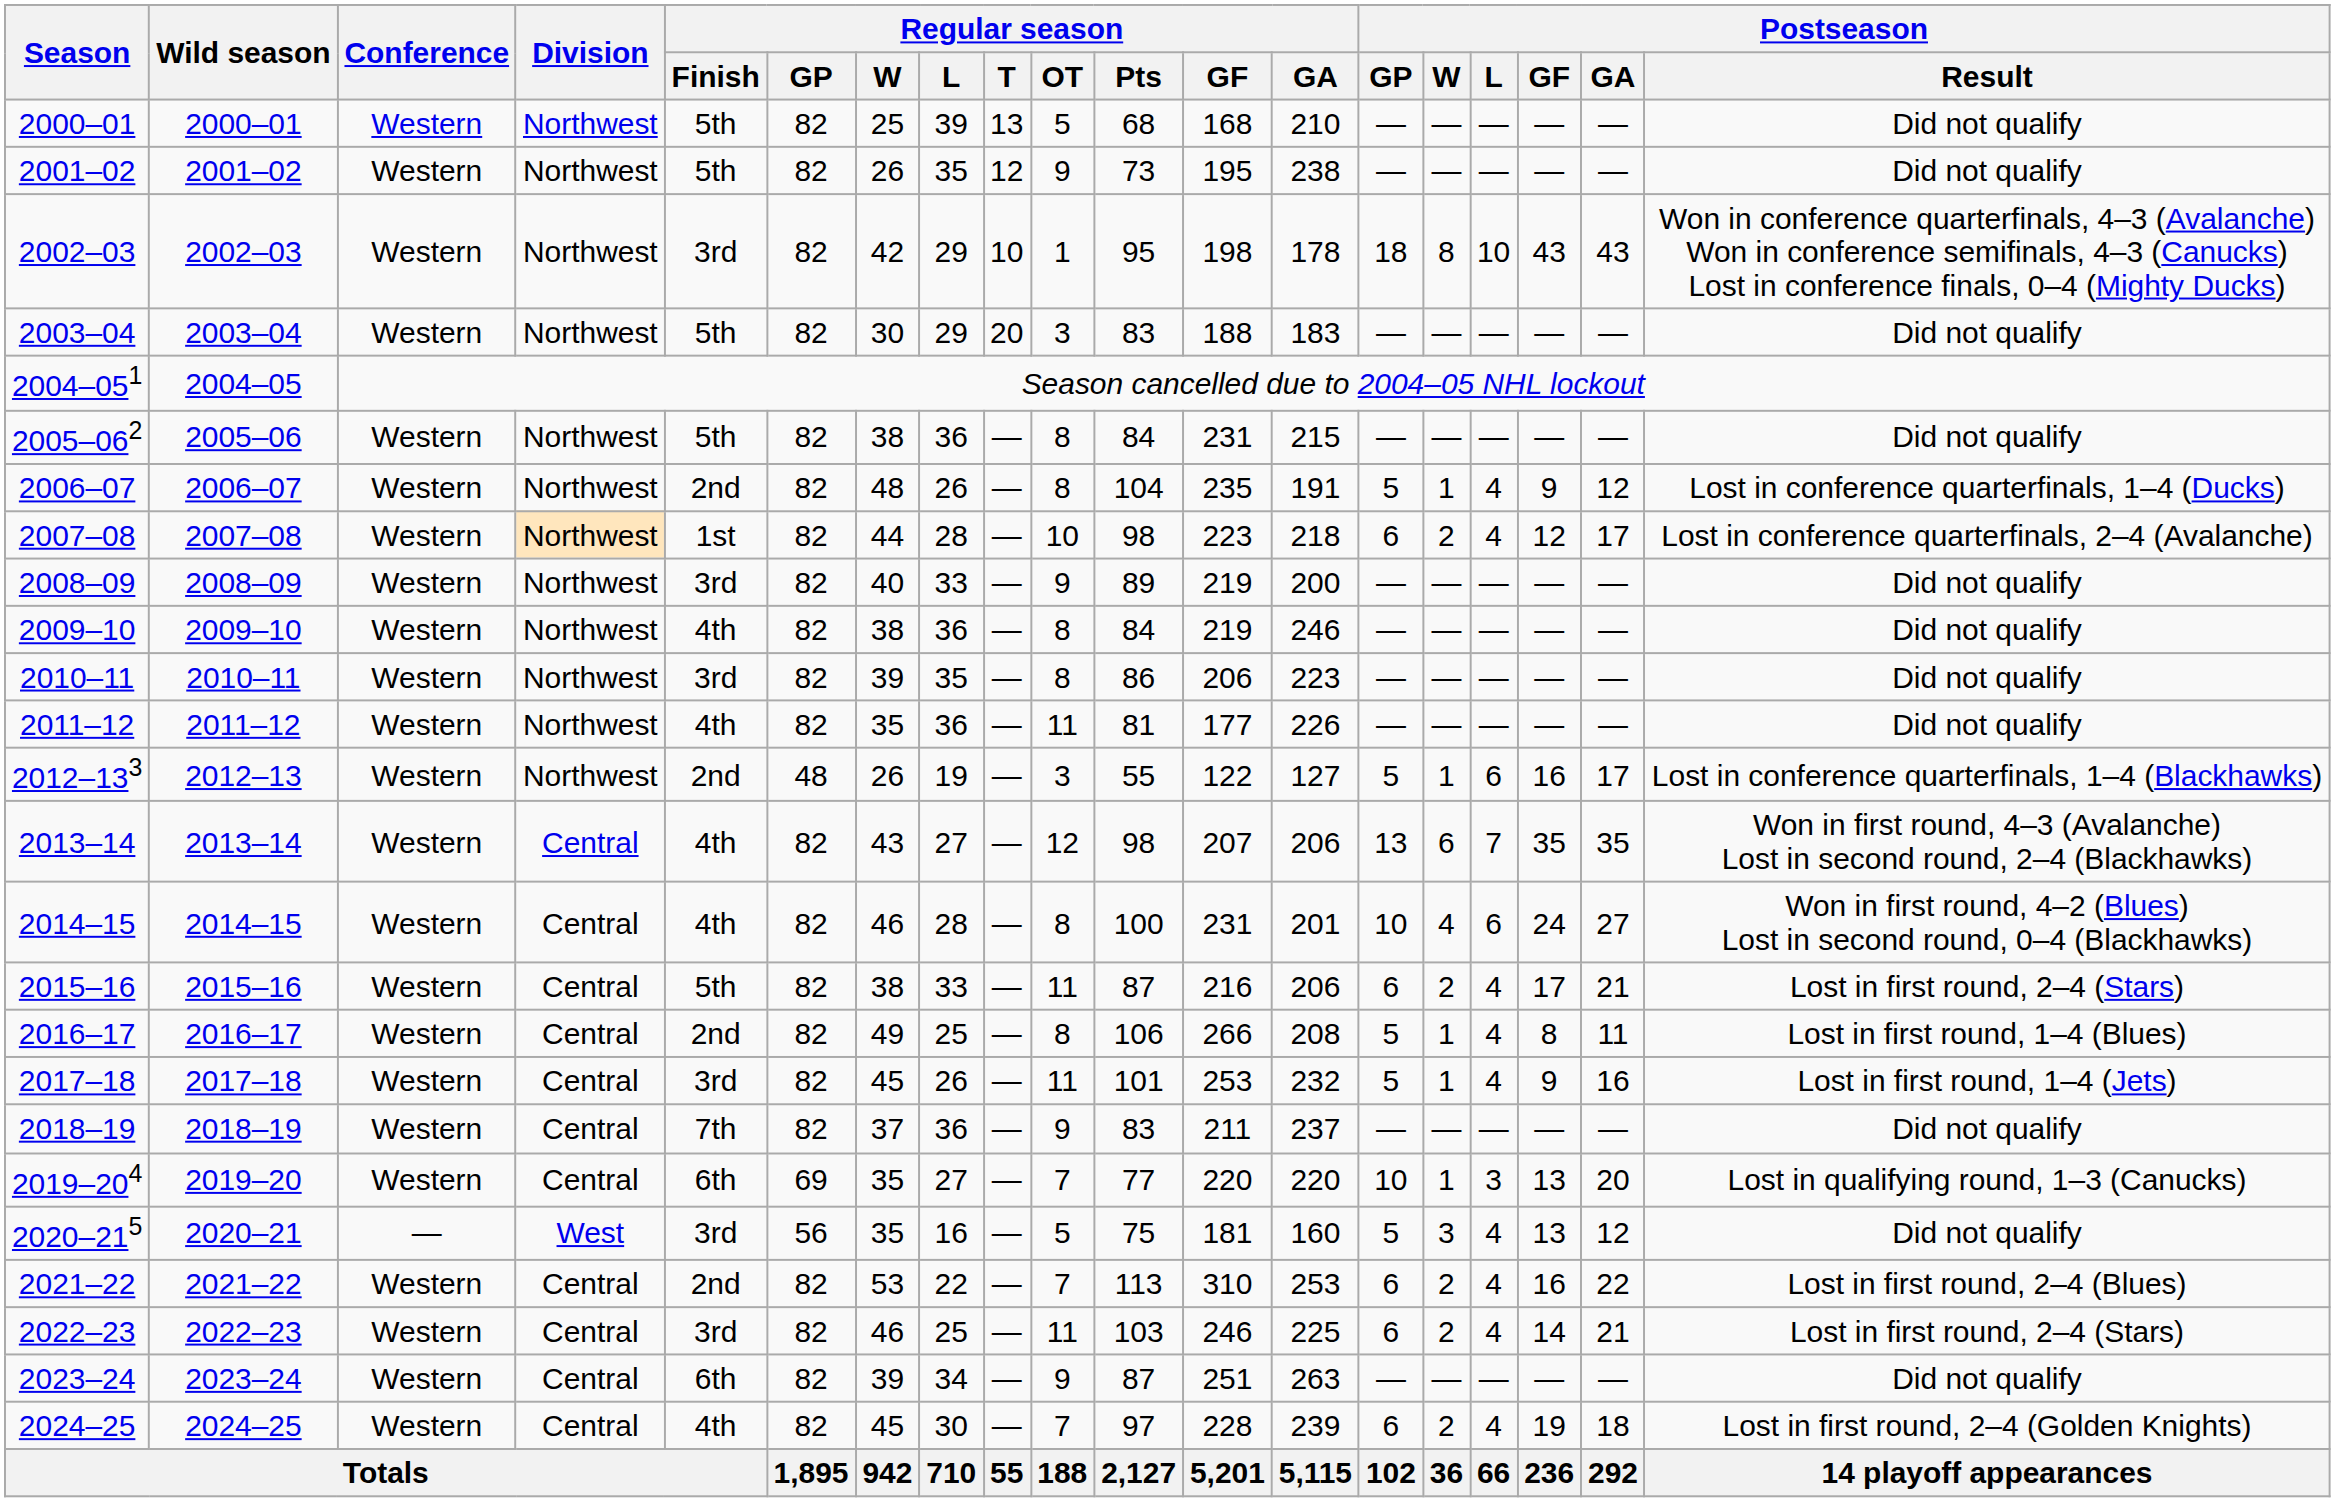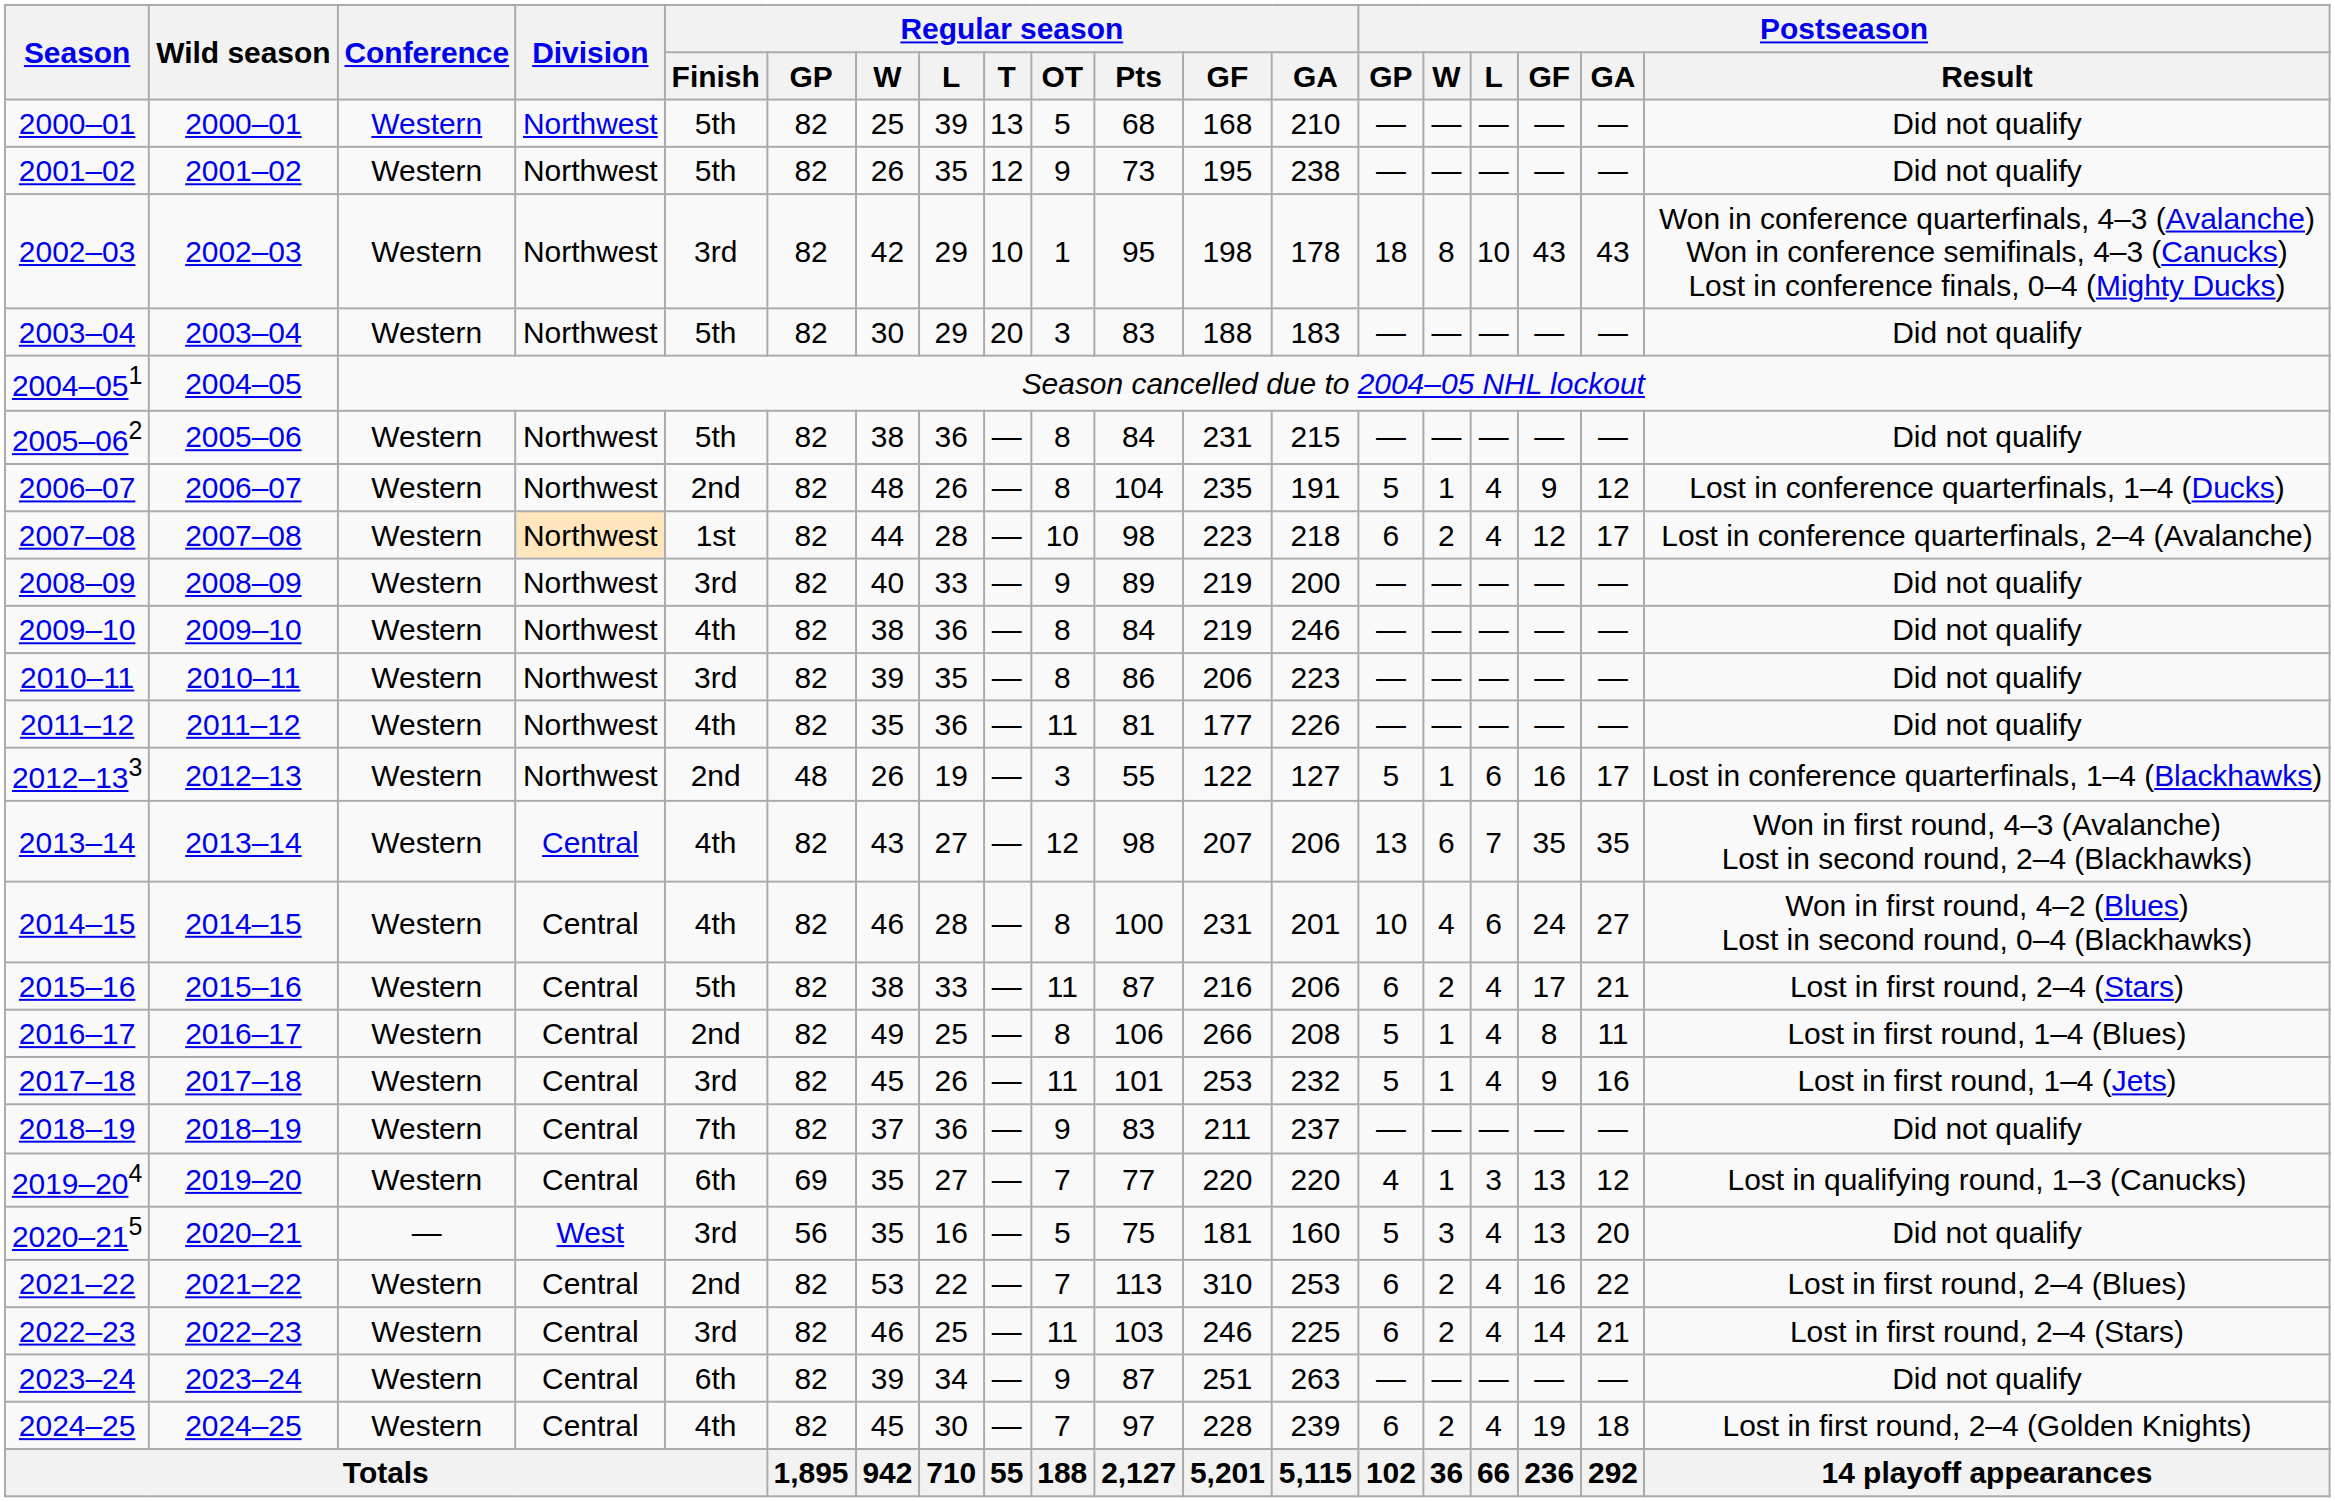(1391, 1179) 10 -> (1391, 1179) 4
(1613, 1179) 20 -> (1613, 1179) 12
(1613, 1233) 12 -> (1613, 1233) 20
